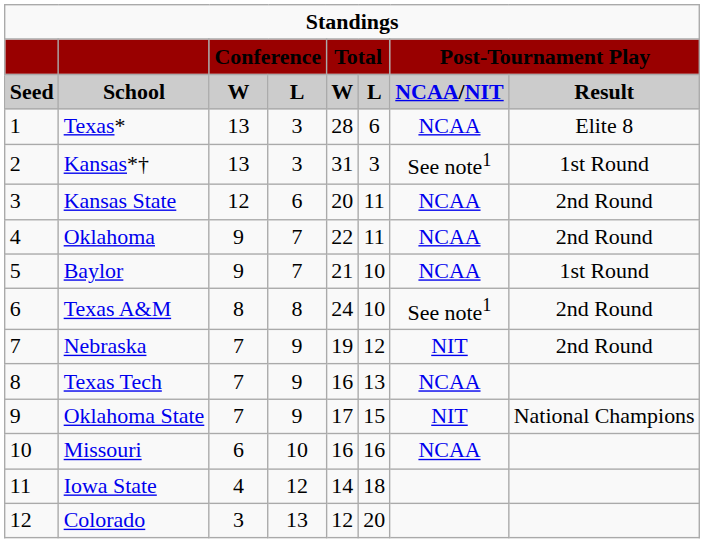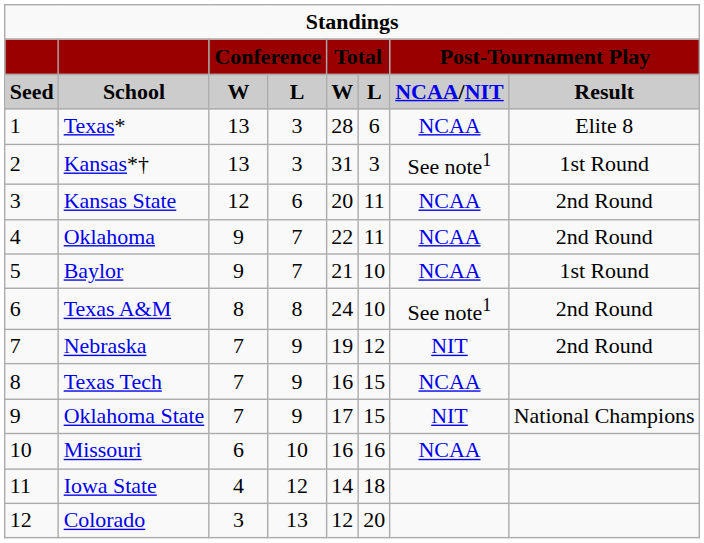(374, 381) 13 -> (374, 381) 15
